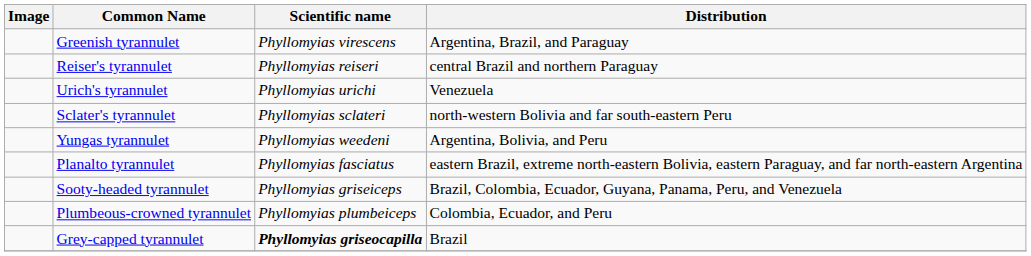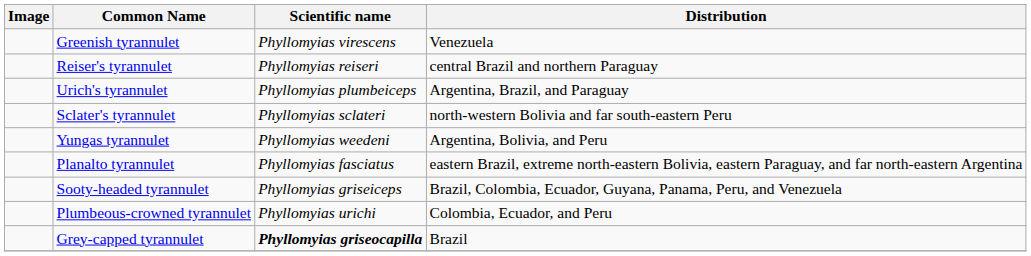(529, 41) Argentina, Brazil, and Paraguay -> (461, 41) Venezuela
(317, 90) Phyllomyias urichi -> (337, 90) Phyllomyias plumbeiceps
(461, 90) Venezuela -> (529, 90) Argentina, Brazil, and Paraguay
(337, 213) Phyllomyias plumbeiceps -> (317, 213) Phyllomyias urichi
